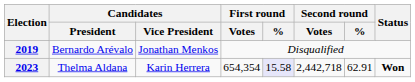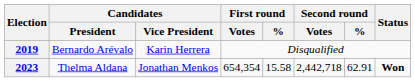(178, 49) Jonathan Menkos -> (178, 49) Karin Herrera
(178, 67) Karin Herrera -> (178, 67) Jonathan Menkos
(278, 67) lavender background -> (278, 67) no background
